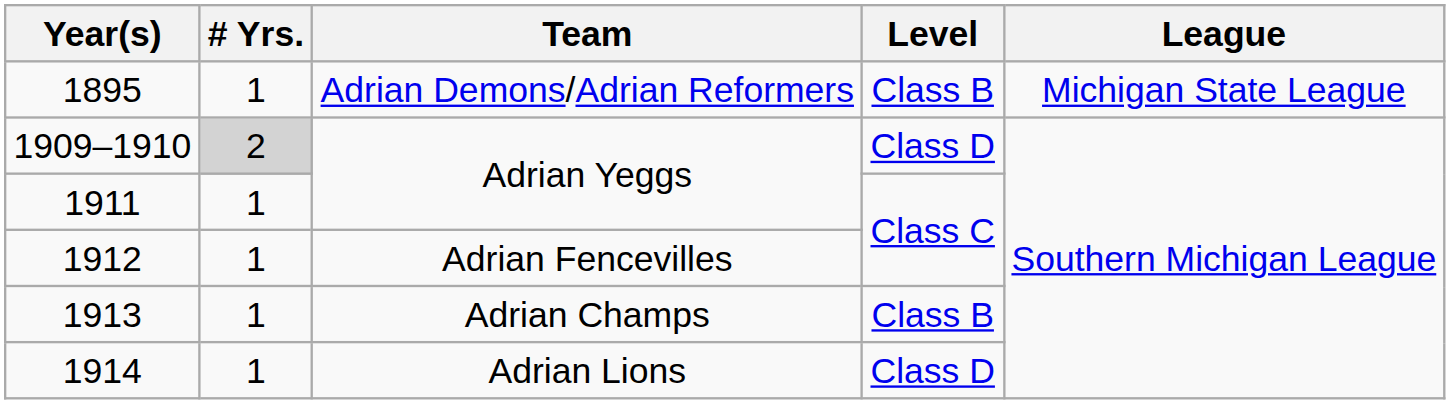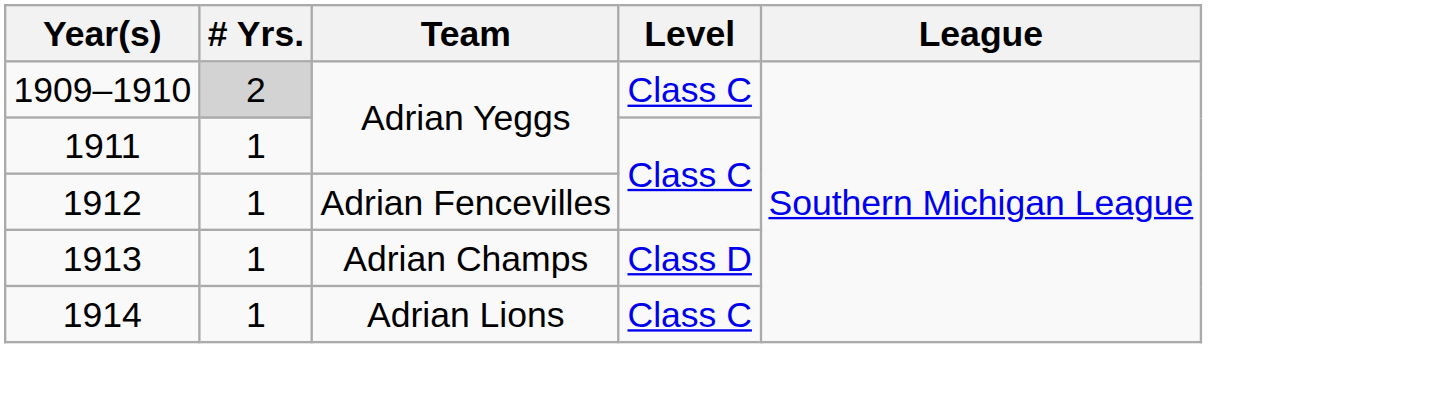- row: (102, 90)
(933, 146) Class D -> (690, 90) Class C
(933, 315) Class B -> (690, 259) Class D
(933, 371) Class D -> (690, 315) Class C
